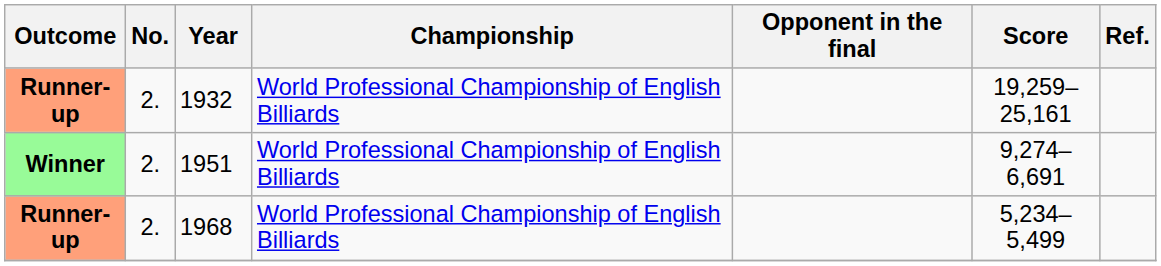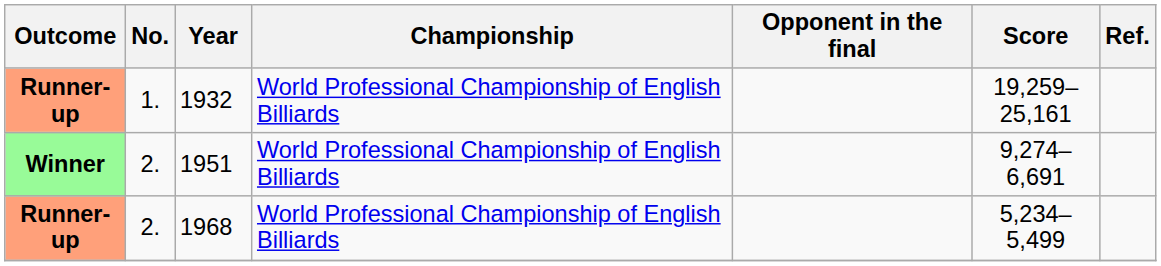(150, 100) 2. -> (150, 100) 1.
